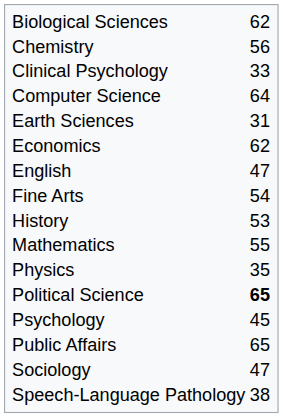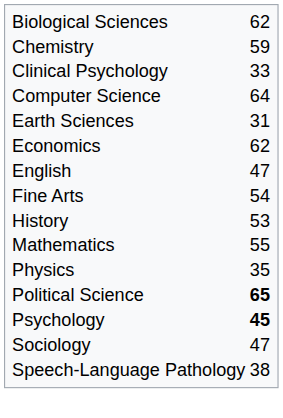(260, 47) 56 -> (260, 47) 59
(260, 320) normal -> (260, 320) bold
- row: (64, 345)
